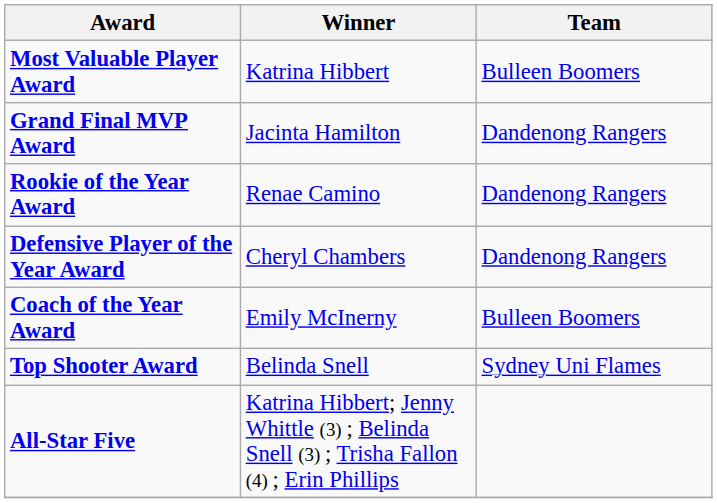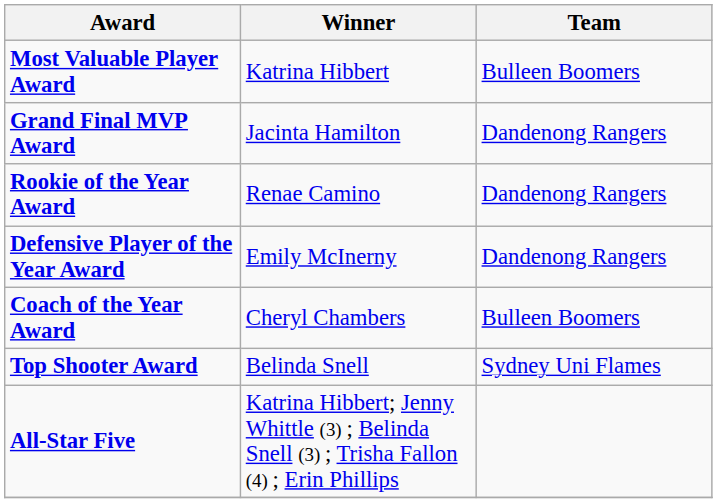(326, 256) Cheryl Chambers -> (321, 256) Emily McInerny
(321, 317) Emily McInerny -> (326, 317) Cheryl Chambers
